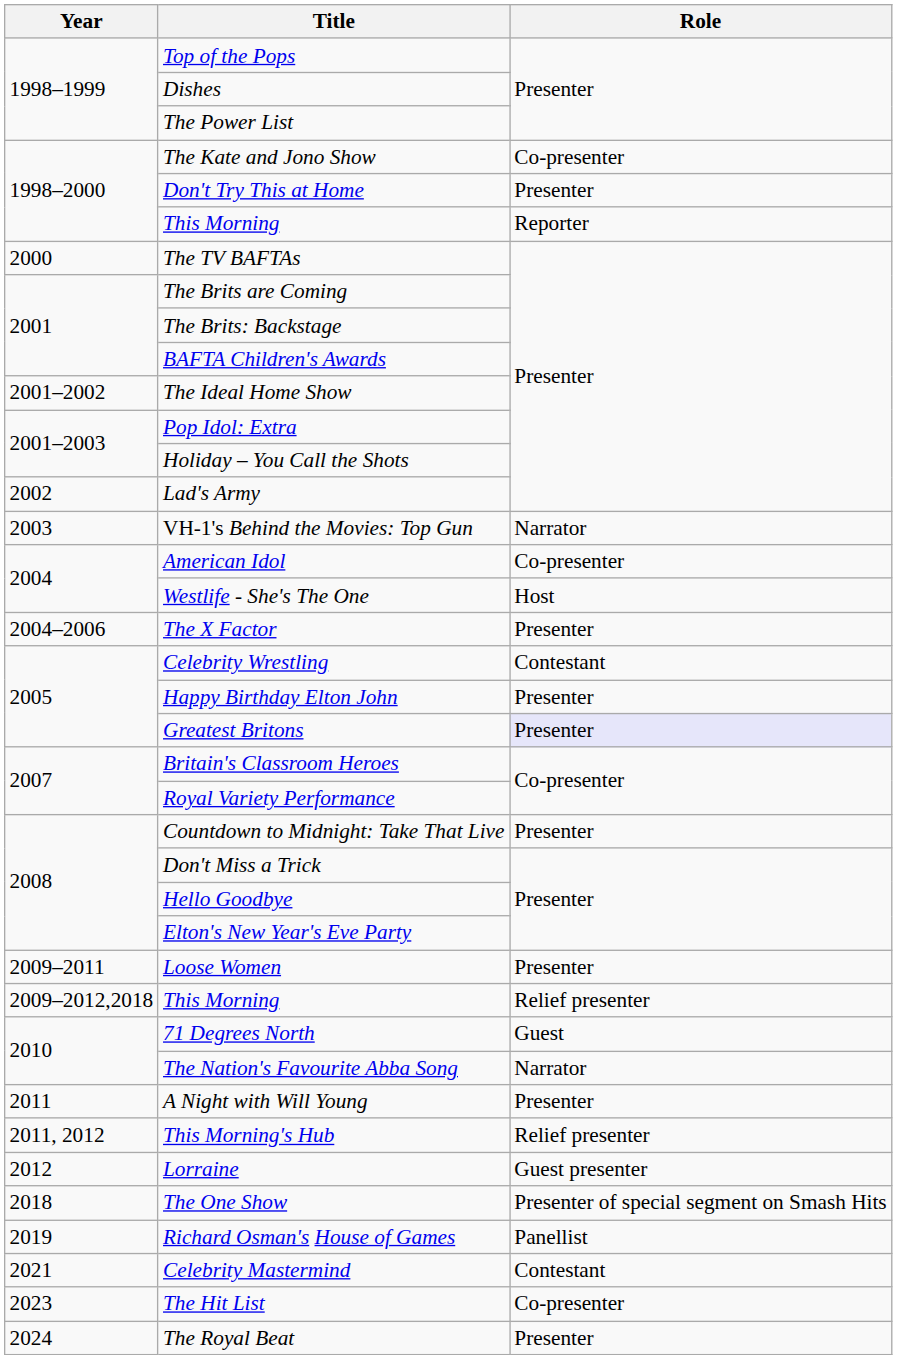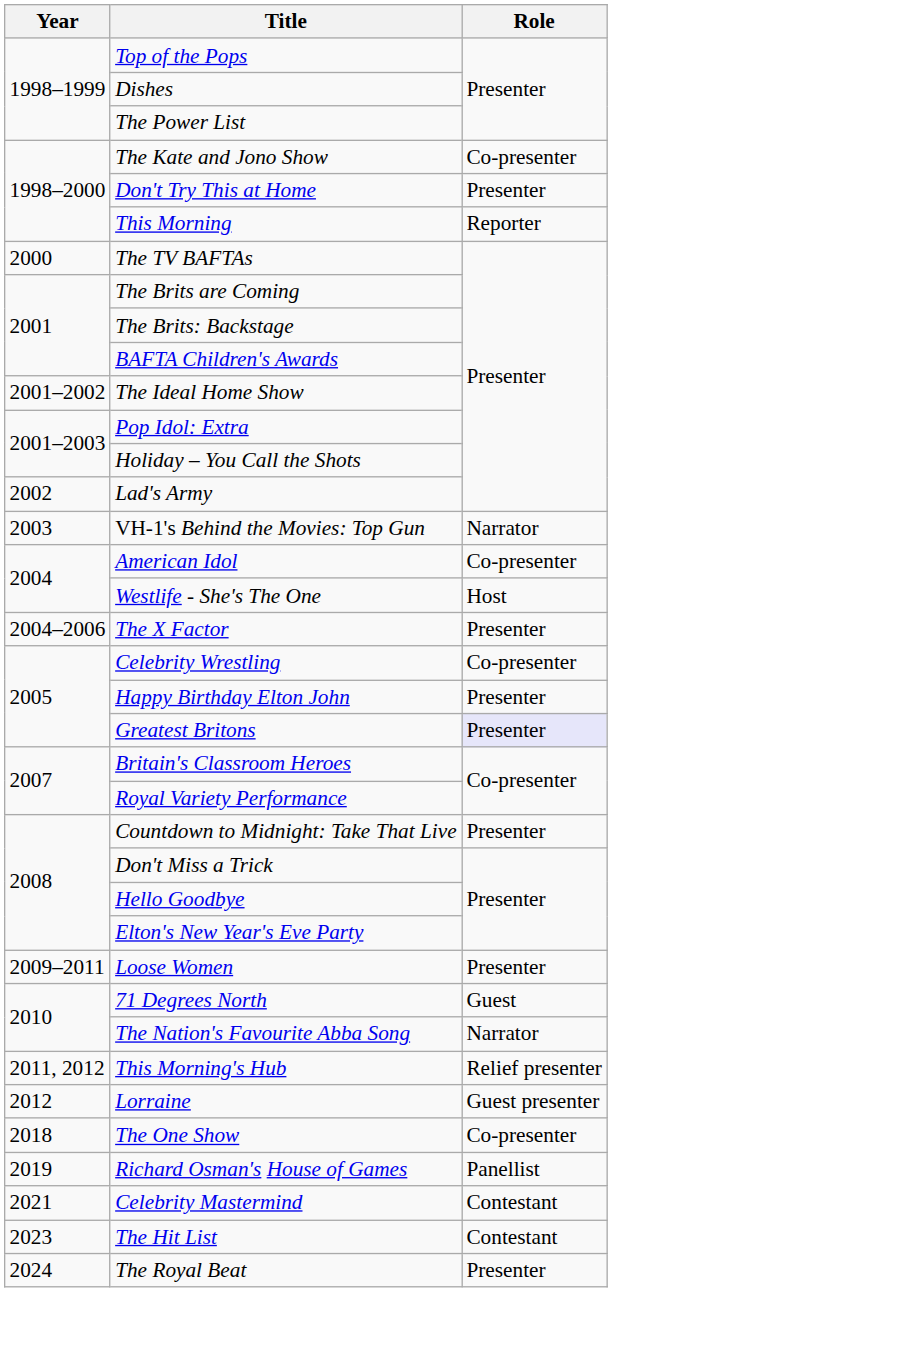(560, 662) Contestant -> (521, 662) Co-presenter
- row: (81, 1000)
- row: (30, 1101)
(700, 1202) Presenter of special segment on Smash Hits -> (521, 1135) Co-presenter
(569, 1303) Co-presenter -> (512, 1236) Contestant
